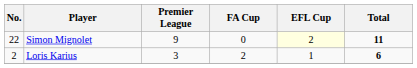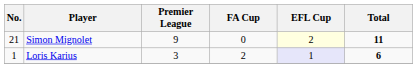(14, 39) 22 -> (14, 39) 21
(14, 55) 2 -> (14, 55) 1
(311, 55) no background -> (311, 55) lavender background
